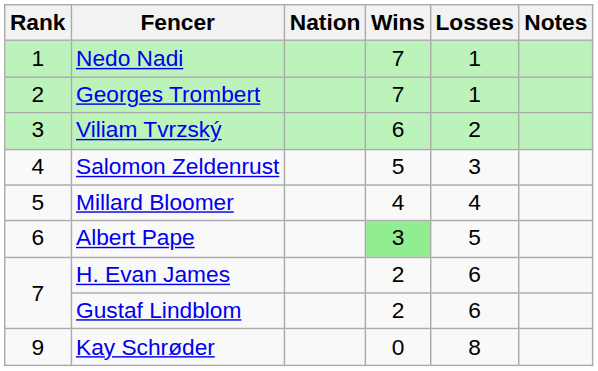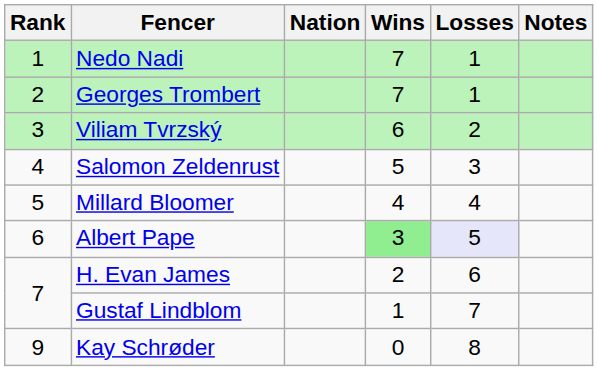(475, 238) no background -> (475, 238) lavender background
(398, 310) 2 -> (398, 310) 1
(475, 310) 6 -> (475, 310) 7
